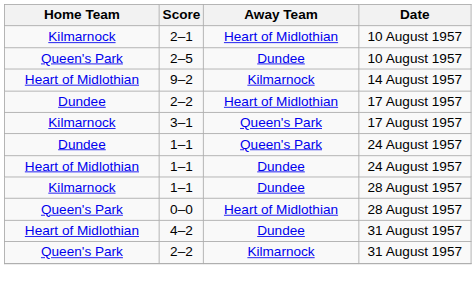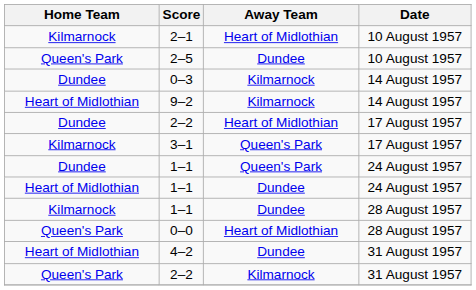+ row: (82, 79)
